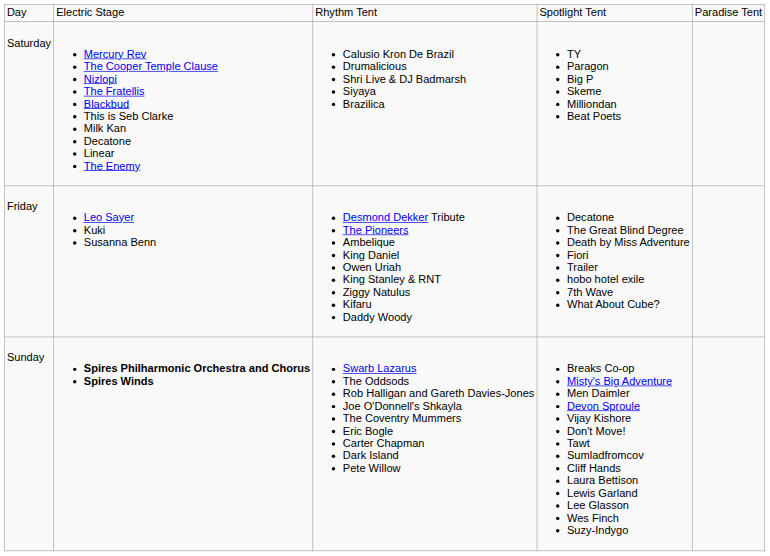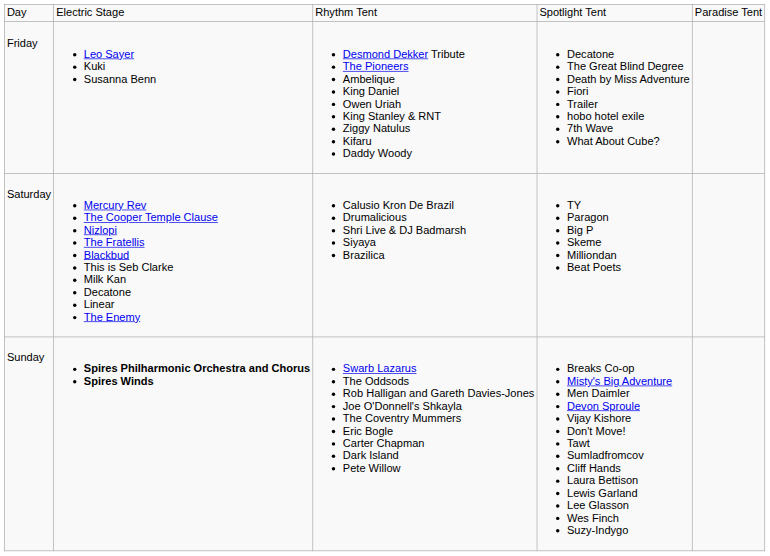rows swapped: (22, 206) <-> (29, 43)
